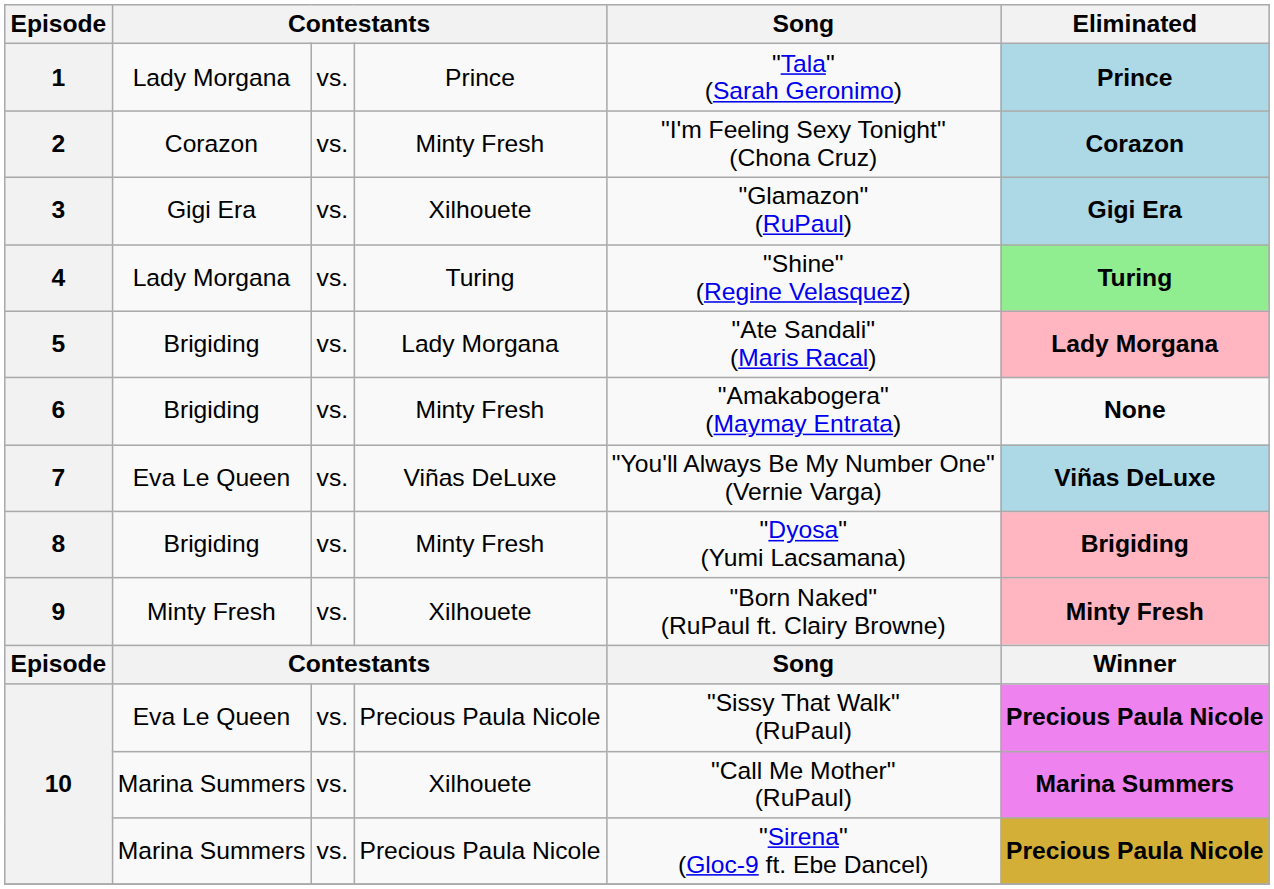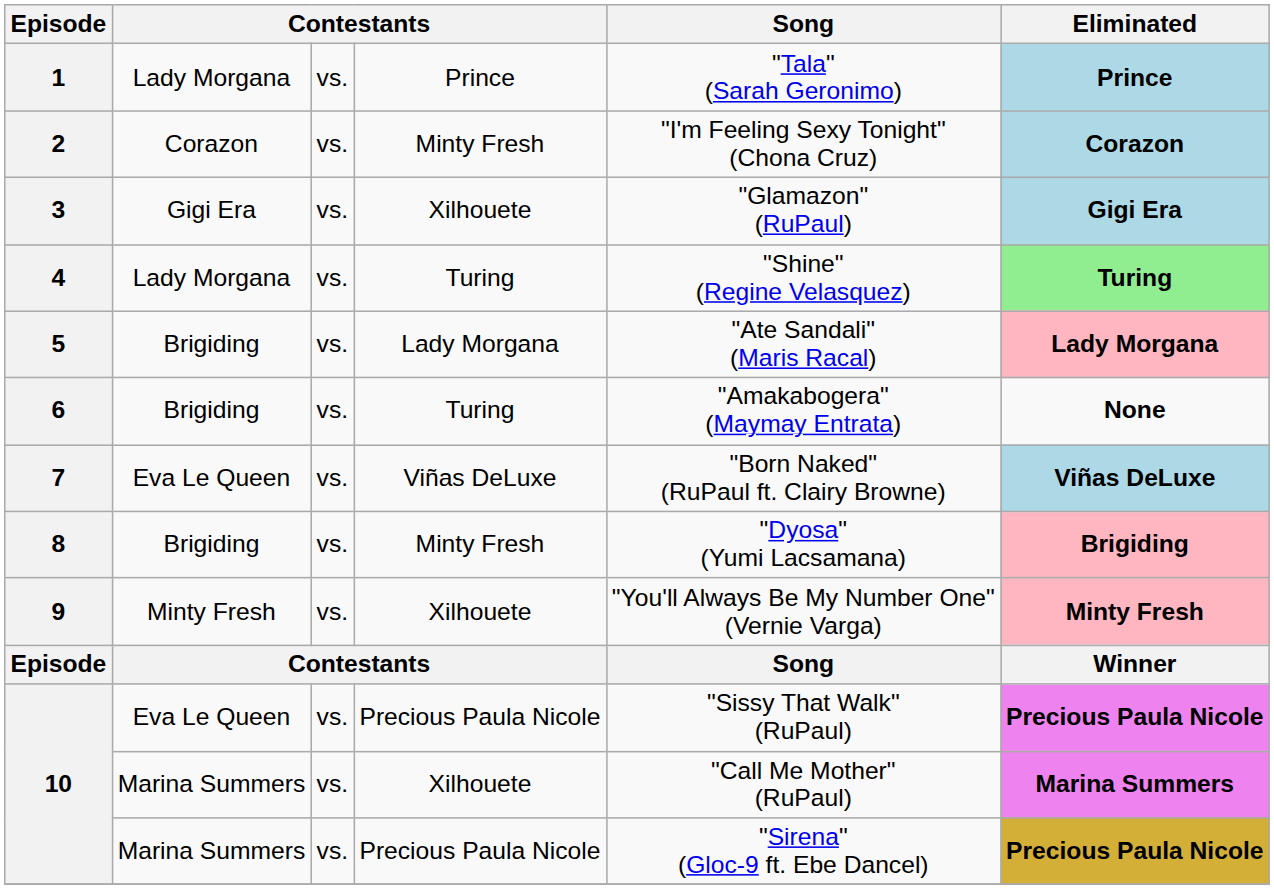(480, 410) Minty Fresh -> (480, 410) Turing
(803, 477) "You'll Always Be My Number One" (Vernie Varga) -> (803, 477) "Born Naked" (RuPaul ft. Clairy Browne)
(803, 611) "Born Naked" (RuPaul ft. Clairy Browne) -> (803, 611) "You'll Always Be My Number One" (Vernie Varga)
